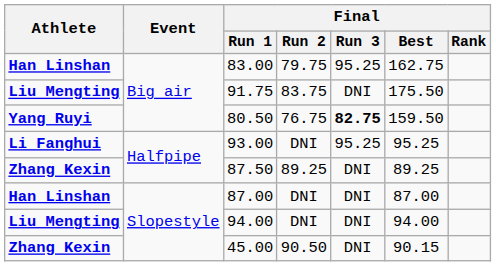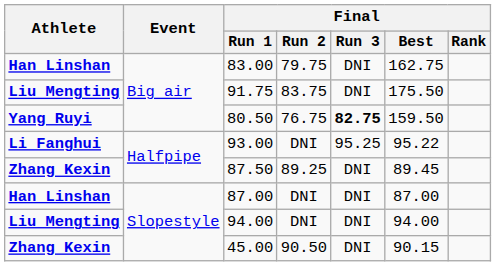(358, 66) 95.25 -> (358, 66) DNI
(416, 144) 95.25 -> (416, 144) 95.22
(416, 170) 89.25 -> (416, 170) 89.45
